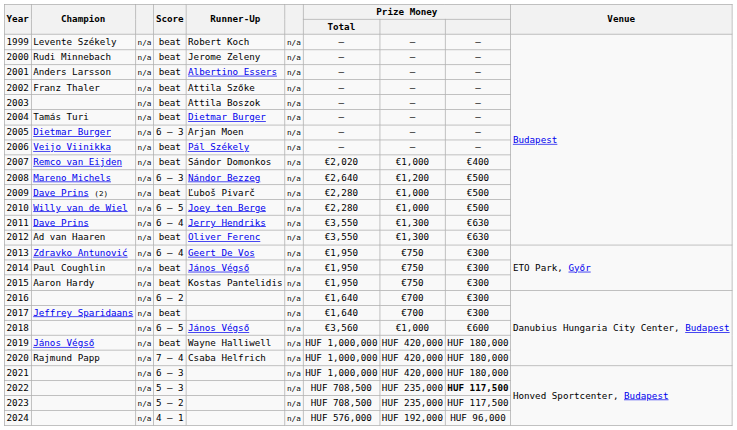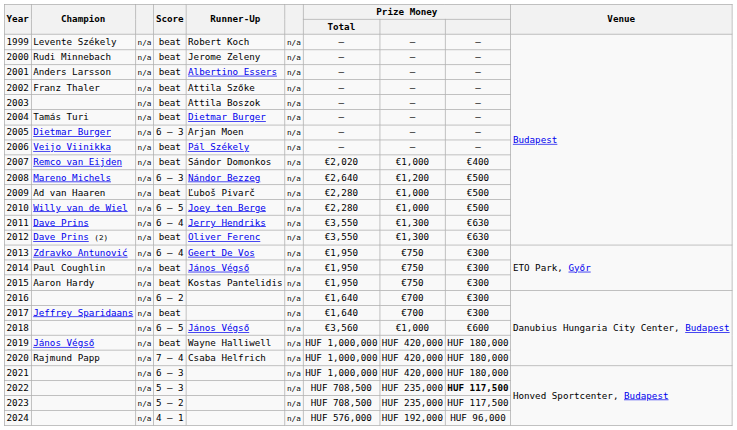(71, 192) Dave Prins (2) -> (69, 192) Ad van Haaren
(69, 238) Ad van Haaren -> (71, 238) Dave Prins (2)
